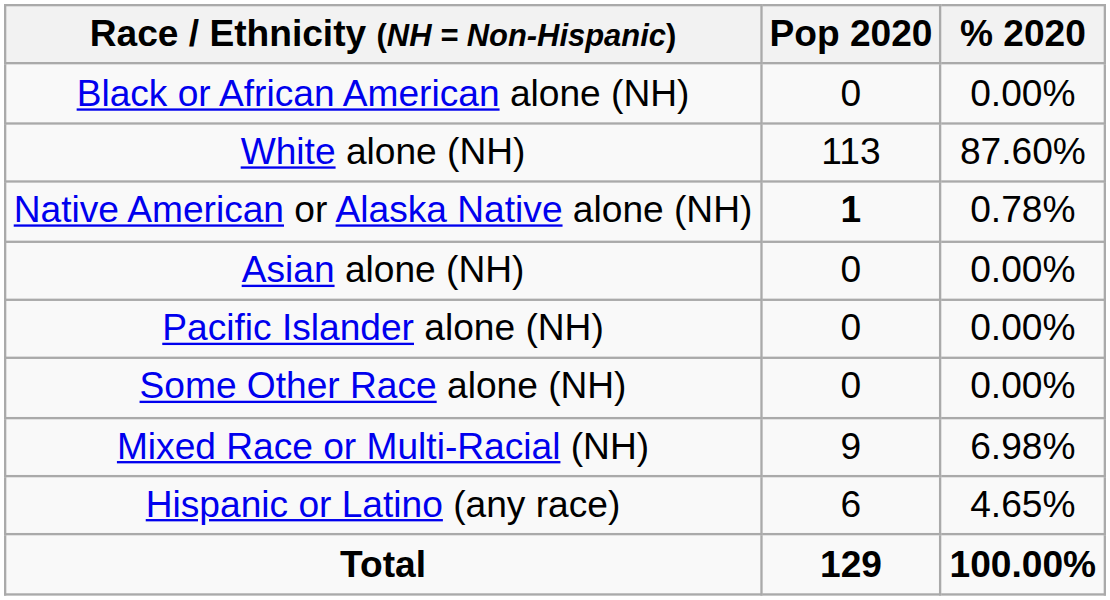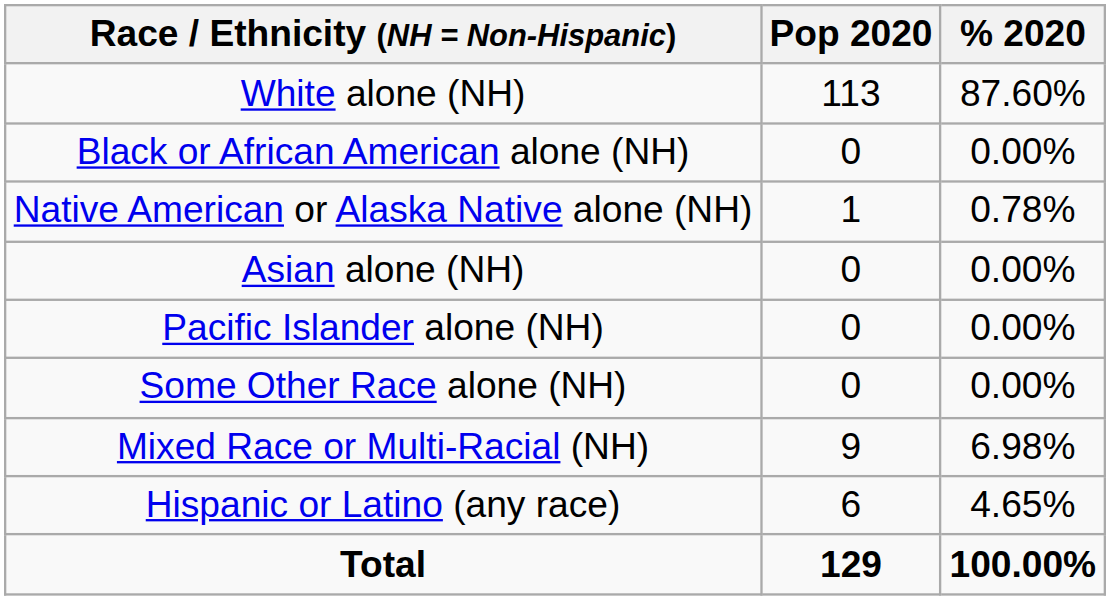rows swapped: (383, 151) <-> (383, 92)
(851, 210) bold -> (851, 210) normal
